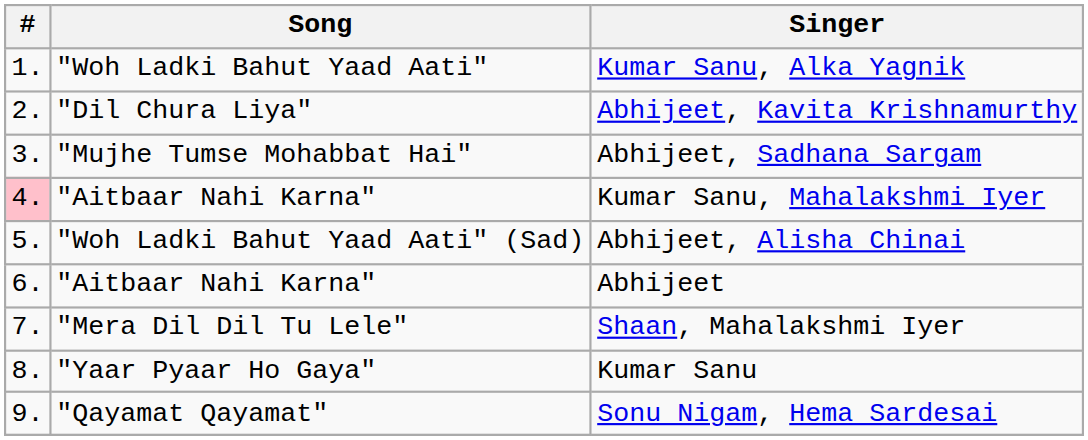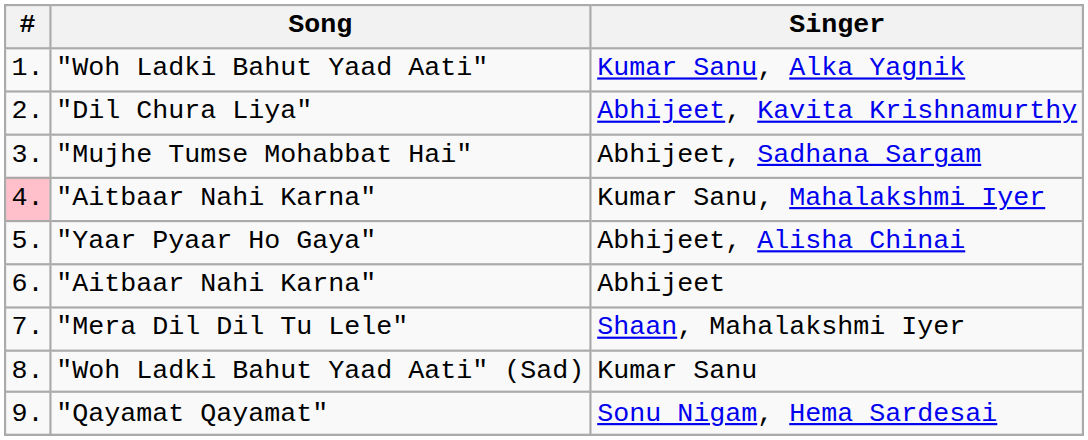(320, 242) "Woh Ladki Bahut Yaad Aati" (Sad) -> (216, 242) "Yaar Pyaar Ho Gaya"
(216, 371) "Yaar Pyaar Ho Gaya" -> (320, 371) "Woh Ladki Bahut Yaad Aati" (Sad)
